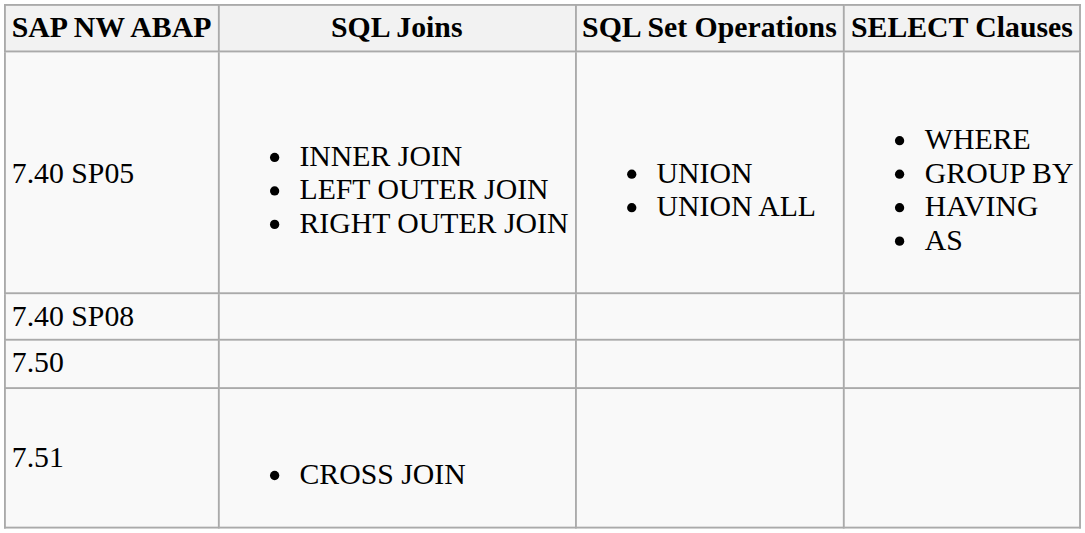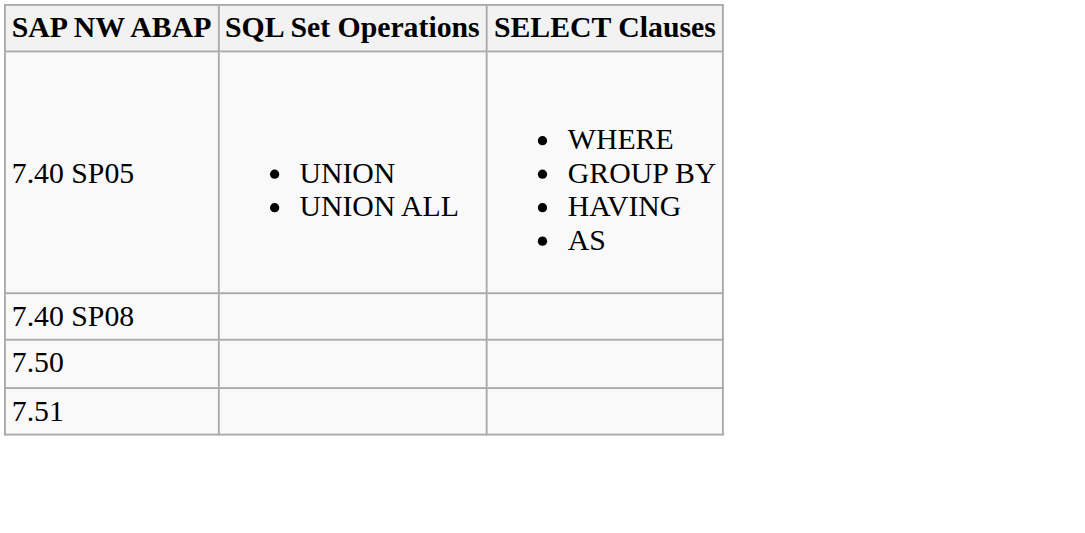- column: (397, 28)
